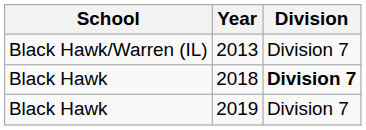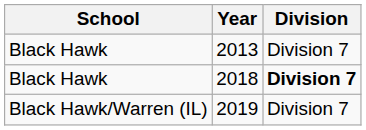(108, 49) Black Hawk/Warren (IL) -> (58, 49) Black Hawk
(58, 109) Black Hawk -> (108, 109) Black Hawk/Warren (IL)
